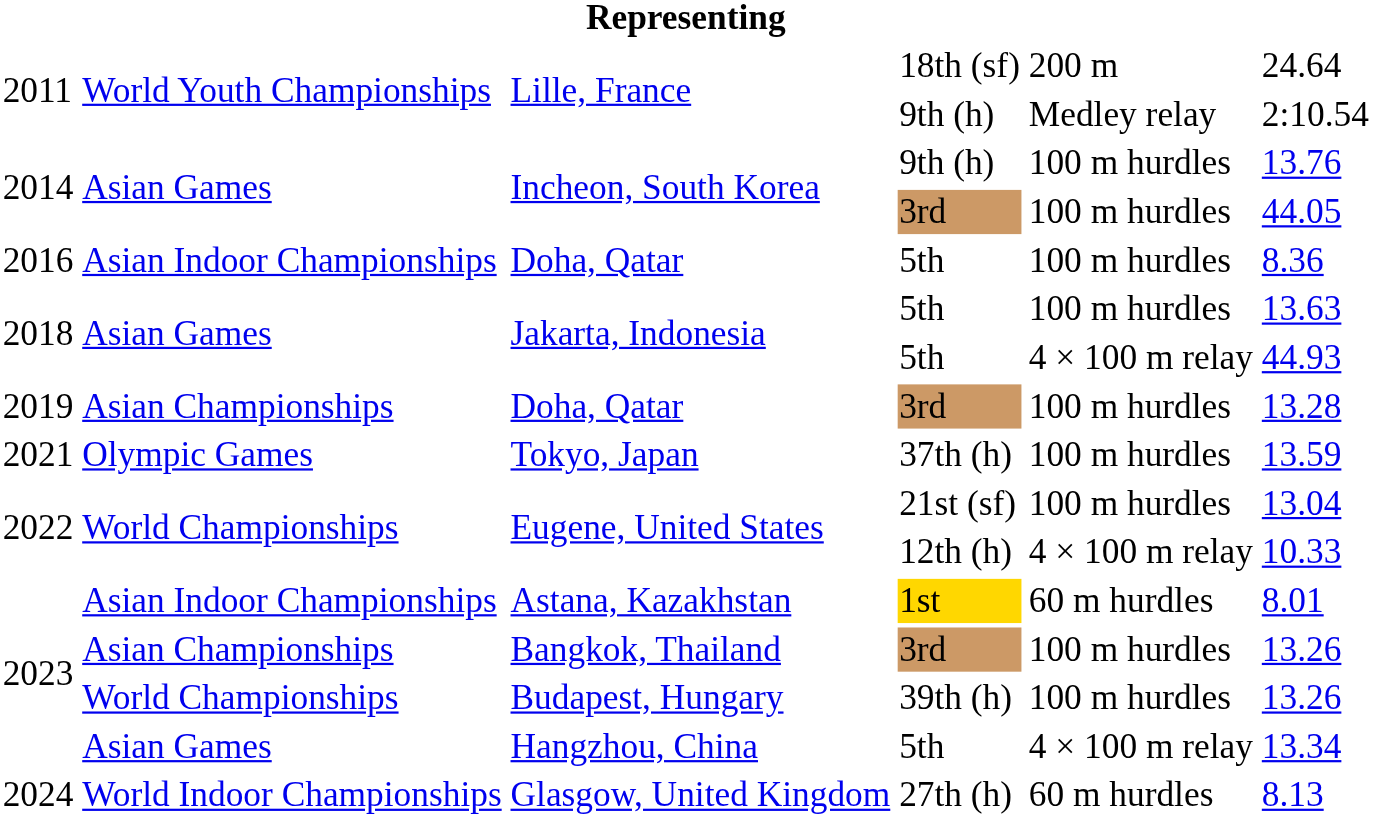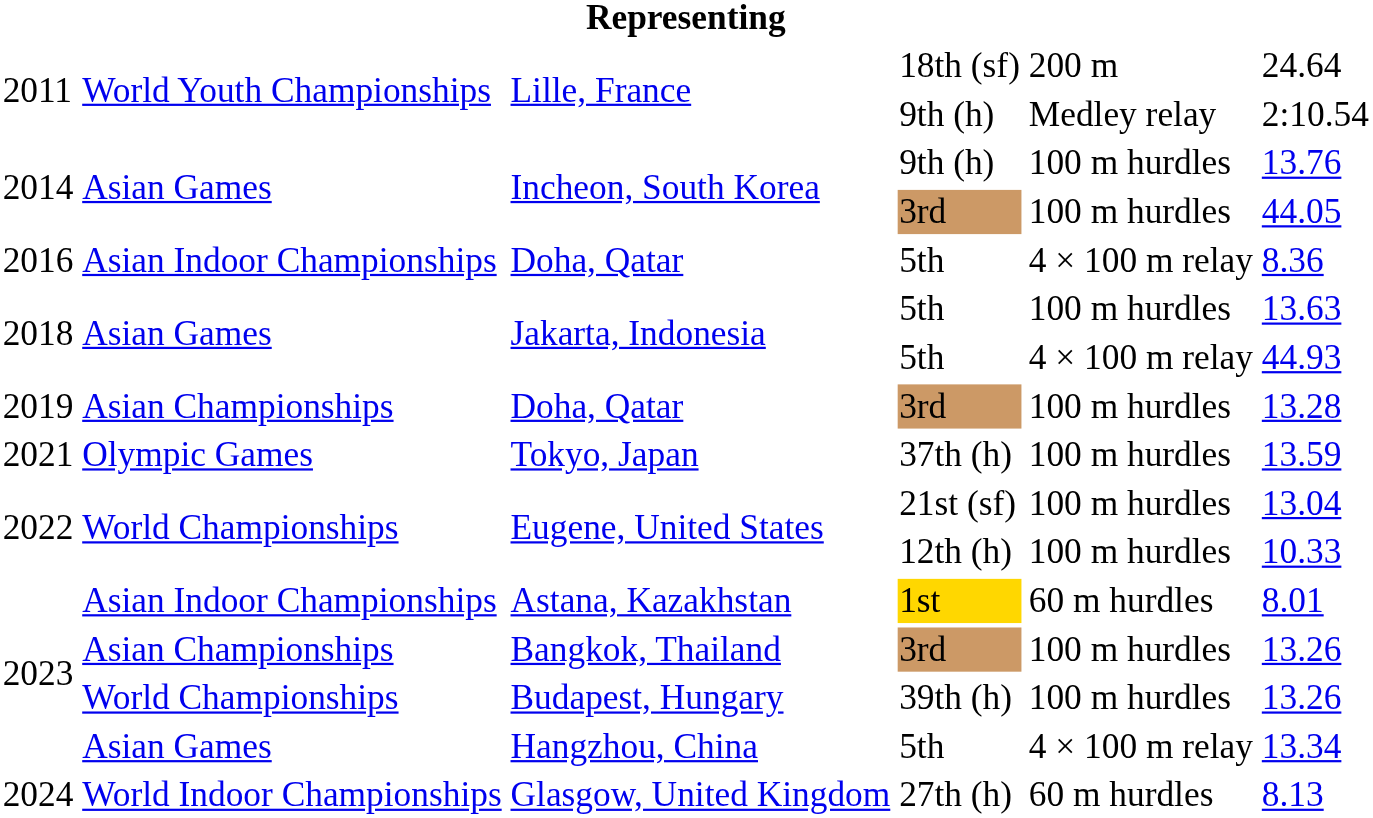(1130, 260) 100 m hurdles -> (1141, 260) 4 × 100 m relay
(1141, 551) 4 × 100 m relay -> (1130, 551) 100 m hurdles
